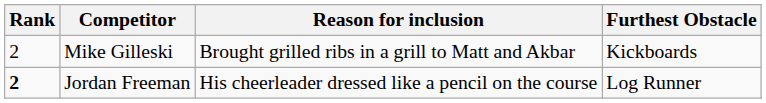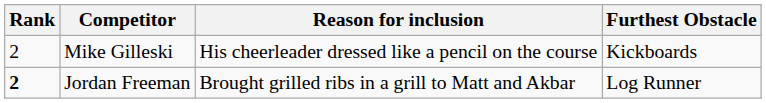(387, 51) Brought grilled ribs in a grill to Matt and Akbar -> (398, 51) His cheerleader dressed like a pencil on the course
(398, 82) His cheerleader dressed like a pencil on the course -> (387, 82) Brought grilled ribs in a grill to Matt and Akbar
